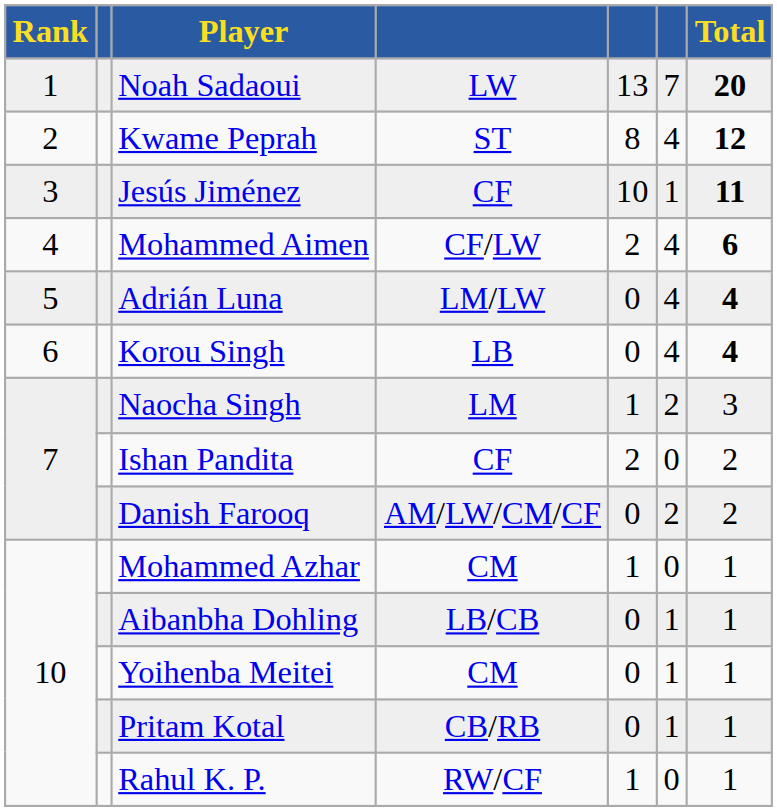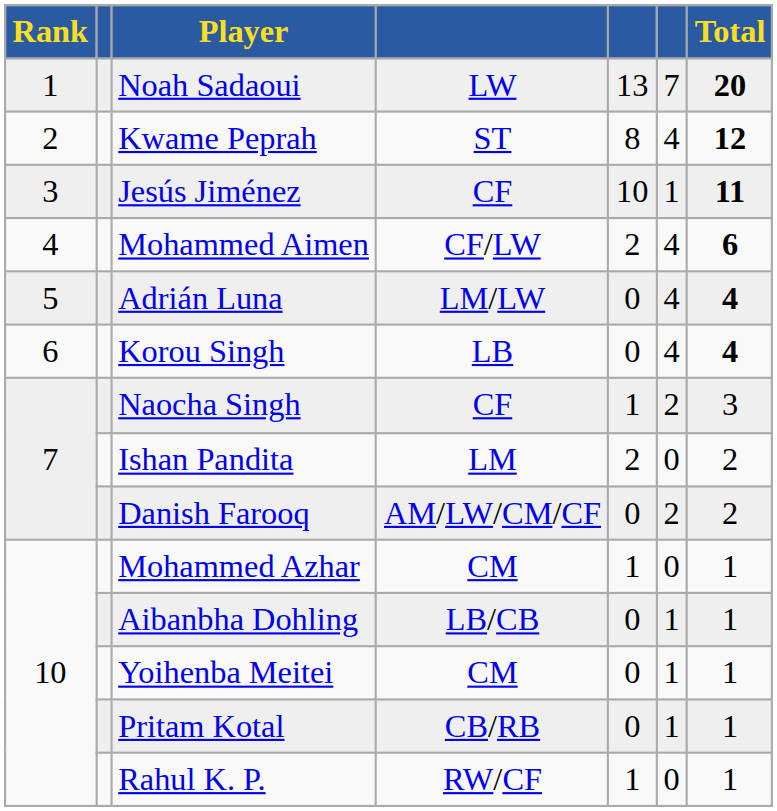(492, 405) LM -> (492, 405) CF
(492, 458) CF -> (492, 458) LM
